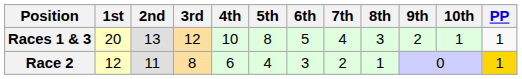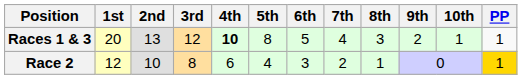(230, 39) normal -> (230, 39) bold
(152, 63) 11 -> (152, 63) 10
